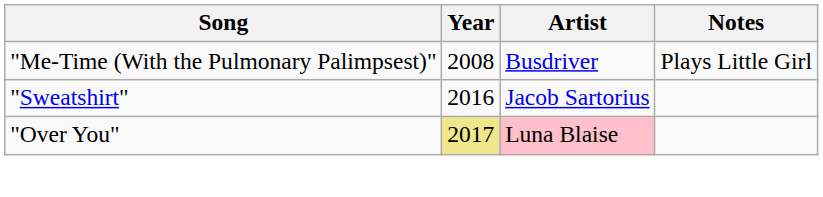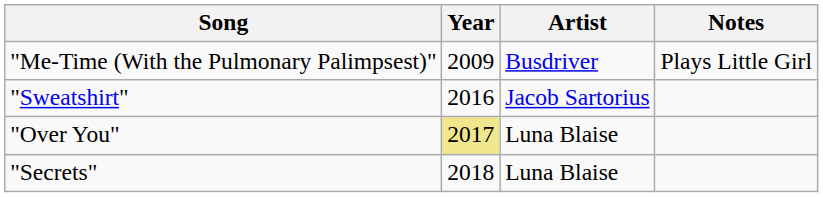(471, 60) 2008 -> (471, 60) 2009
(562, 135) pink background -> (562, 135) no background
+ row: (54, 172)
